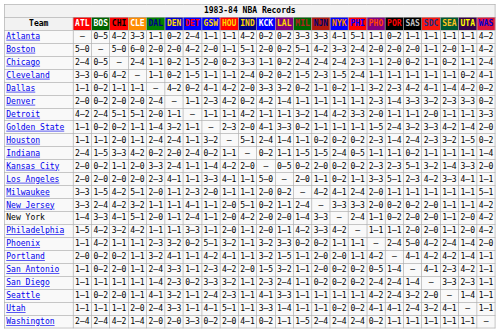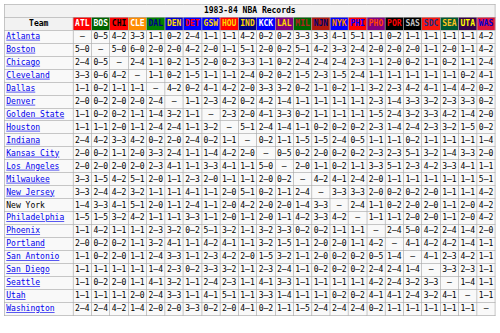- row: (23, 115)
(101, 154) 1–5 -> (101, 141) 4–2
(101, 231) 4–2 -> (101, 218) 1–5
(431, 296) 2–0 -> (431, 283) 3–3
